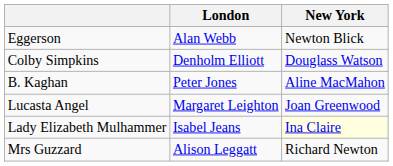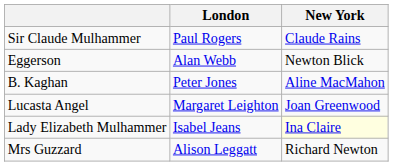+ row: (74, 37)
- row: (53, 60)
